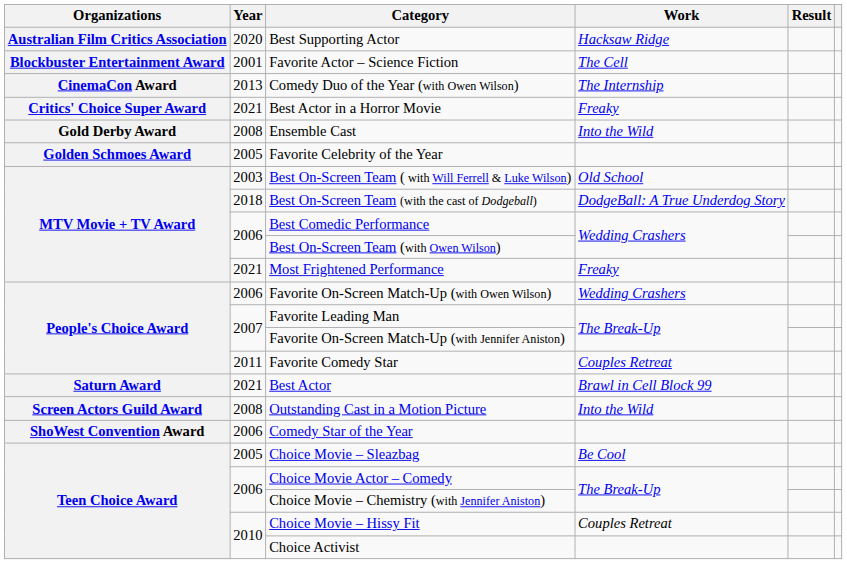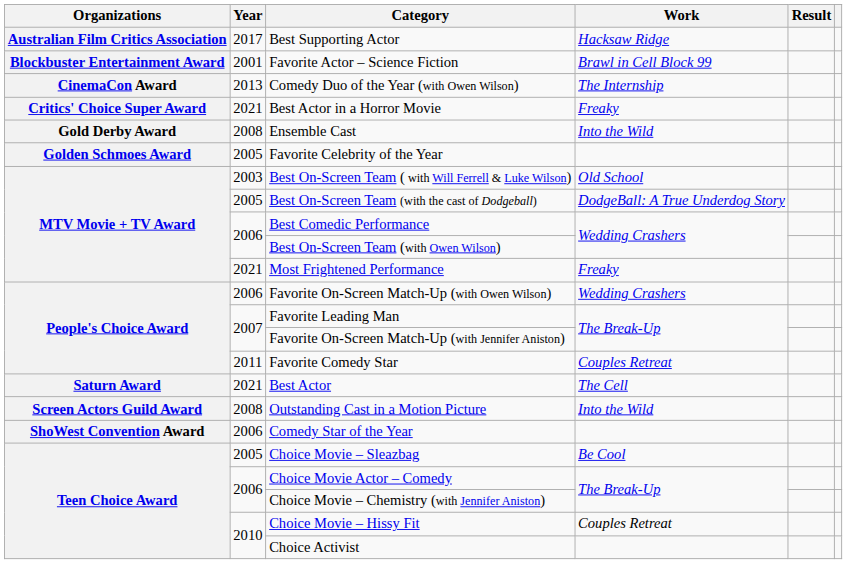(248, 39) 2020 -> (248, 39) 2017
(603, 62) The Cell -> (645, 62) Brawl in Cell Block 99
(248, 200) 2018 -> (248, 200) 2005
(645, 385) Brawl in Cell Block 99 -> (603, 385) The Cell
